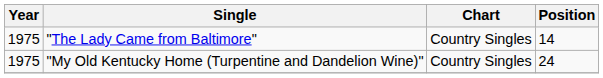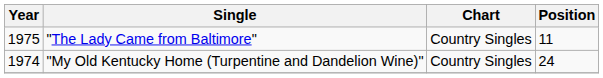(546, 38) 14 -> (546, 38) 11
(24, 61) 1975 -> (24, 61) 1974
